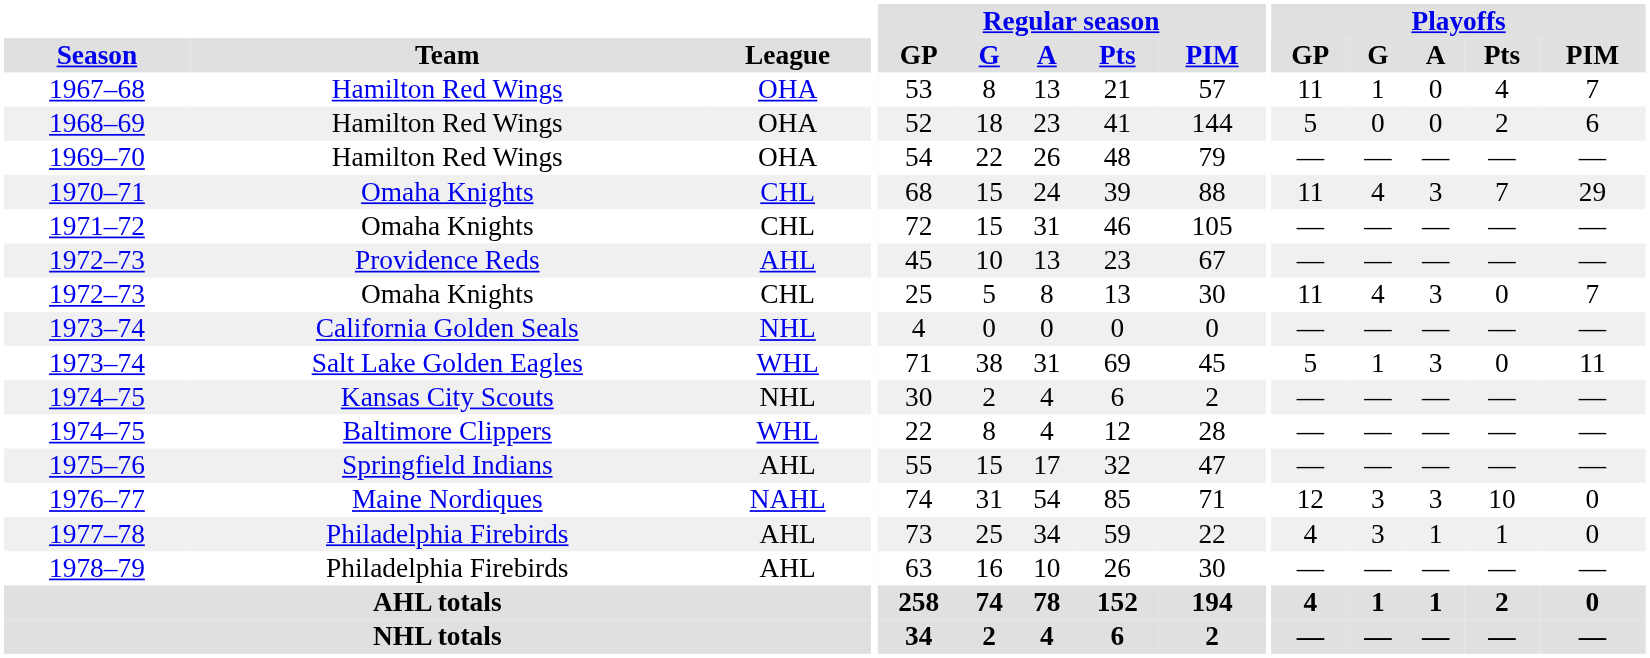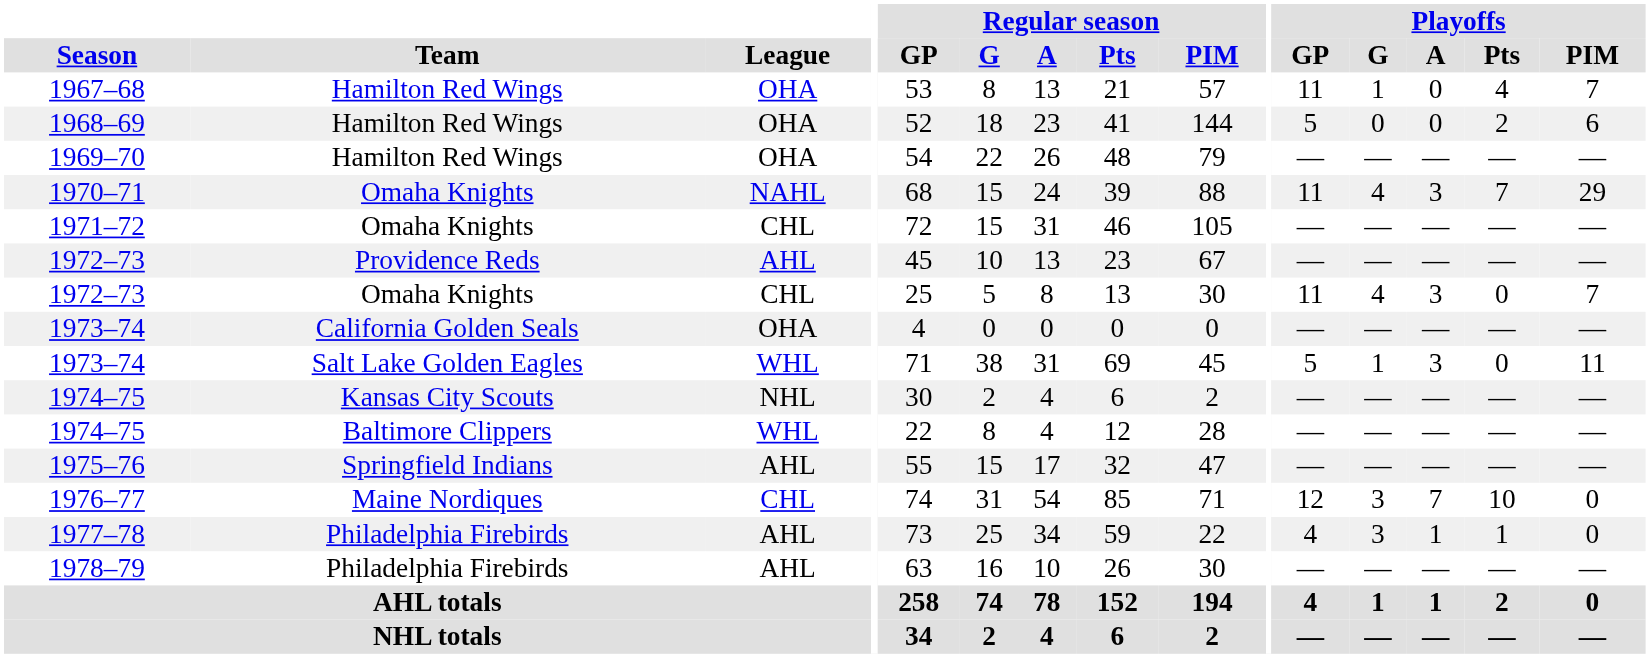(788, 191) CHL -> (788, 191) NAHL
(788, 328) NHL -> (788, 328) OHA
(788, 499) NAHL -> (788, 499) CHL
(1436, 499) 3 -> (1436, 499) 7
